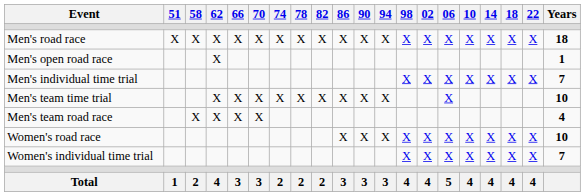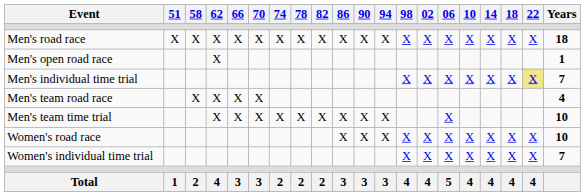(533, 78) no background -> (533, 78) khaki background
rows swapped: (60, 117) <-> (59, 98)
